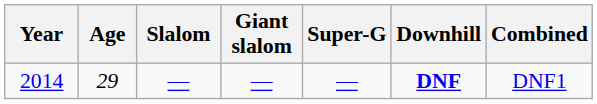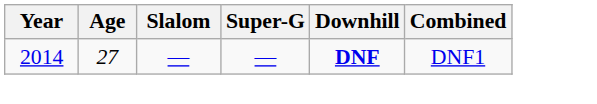- column: (262, 33)
(107, 80) 29 -> (107, 56) 27
